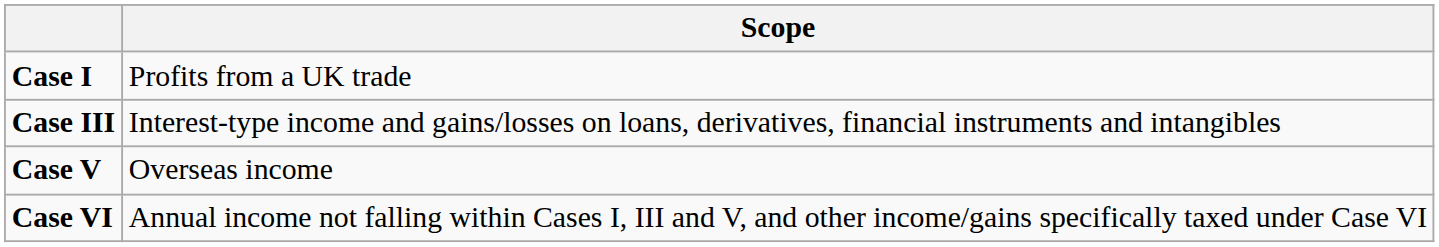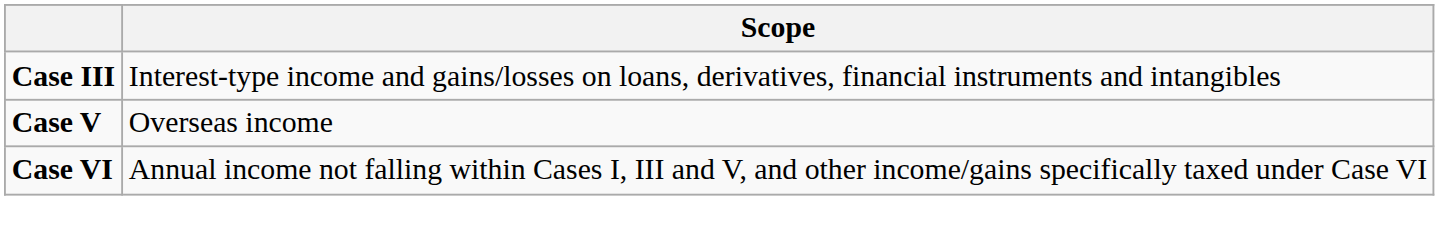- row: (52, 75)
